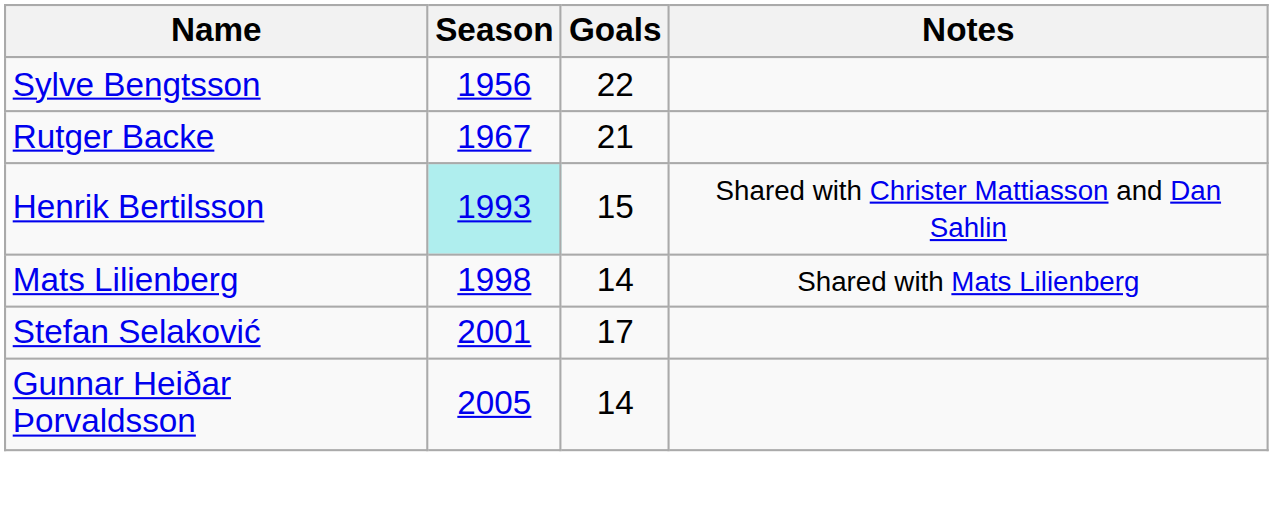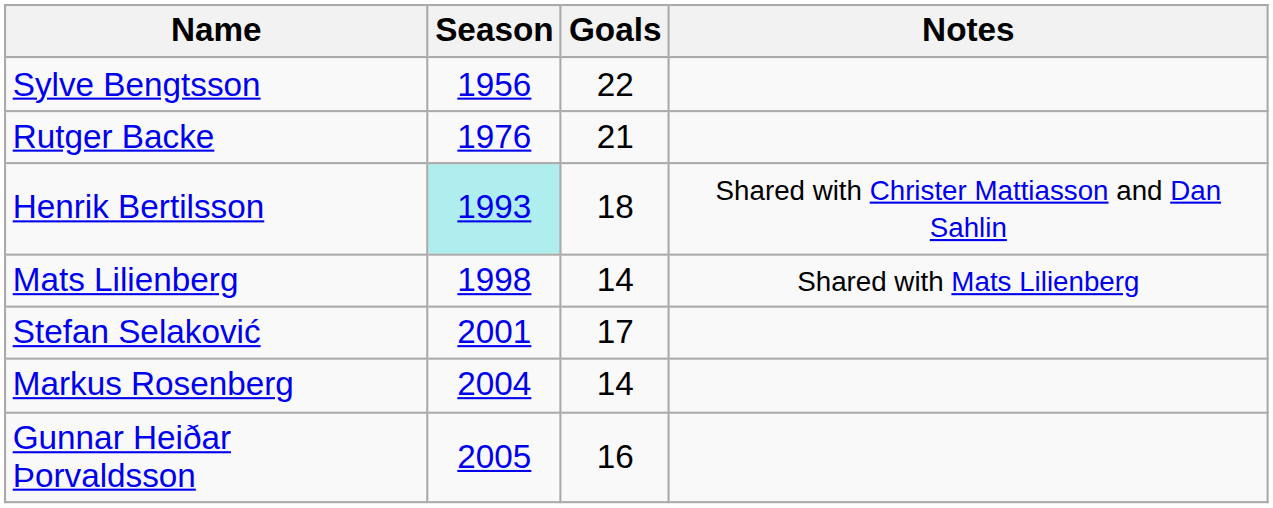(494, 136) 1967 -> (494, 136) 1976
(615, 207) 15 -> (615, 207) 18
+ row: (153, 385)
(615, 403) 14 -> (615, 456) 16
